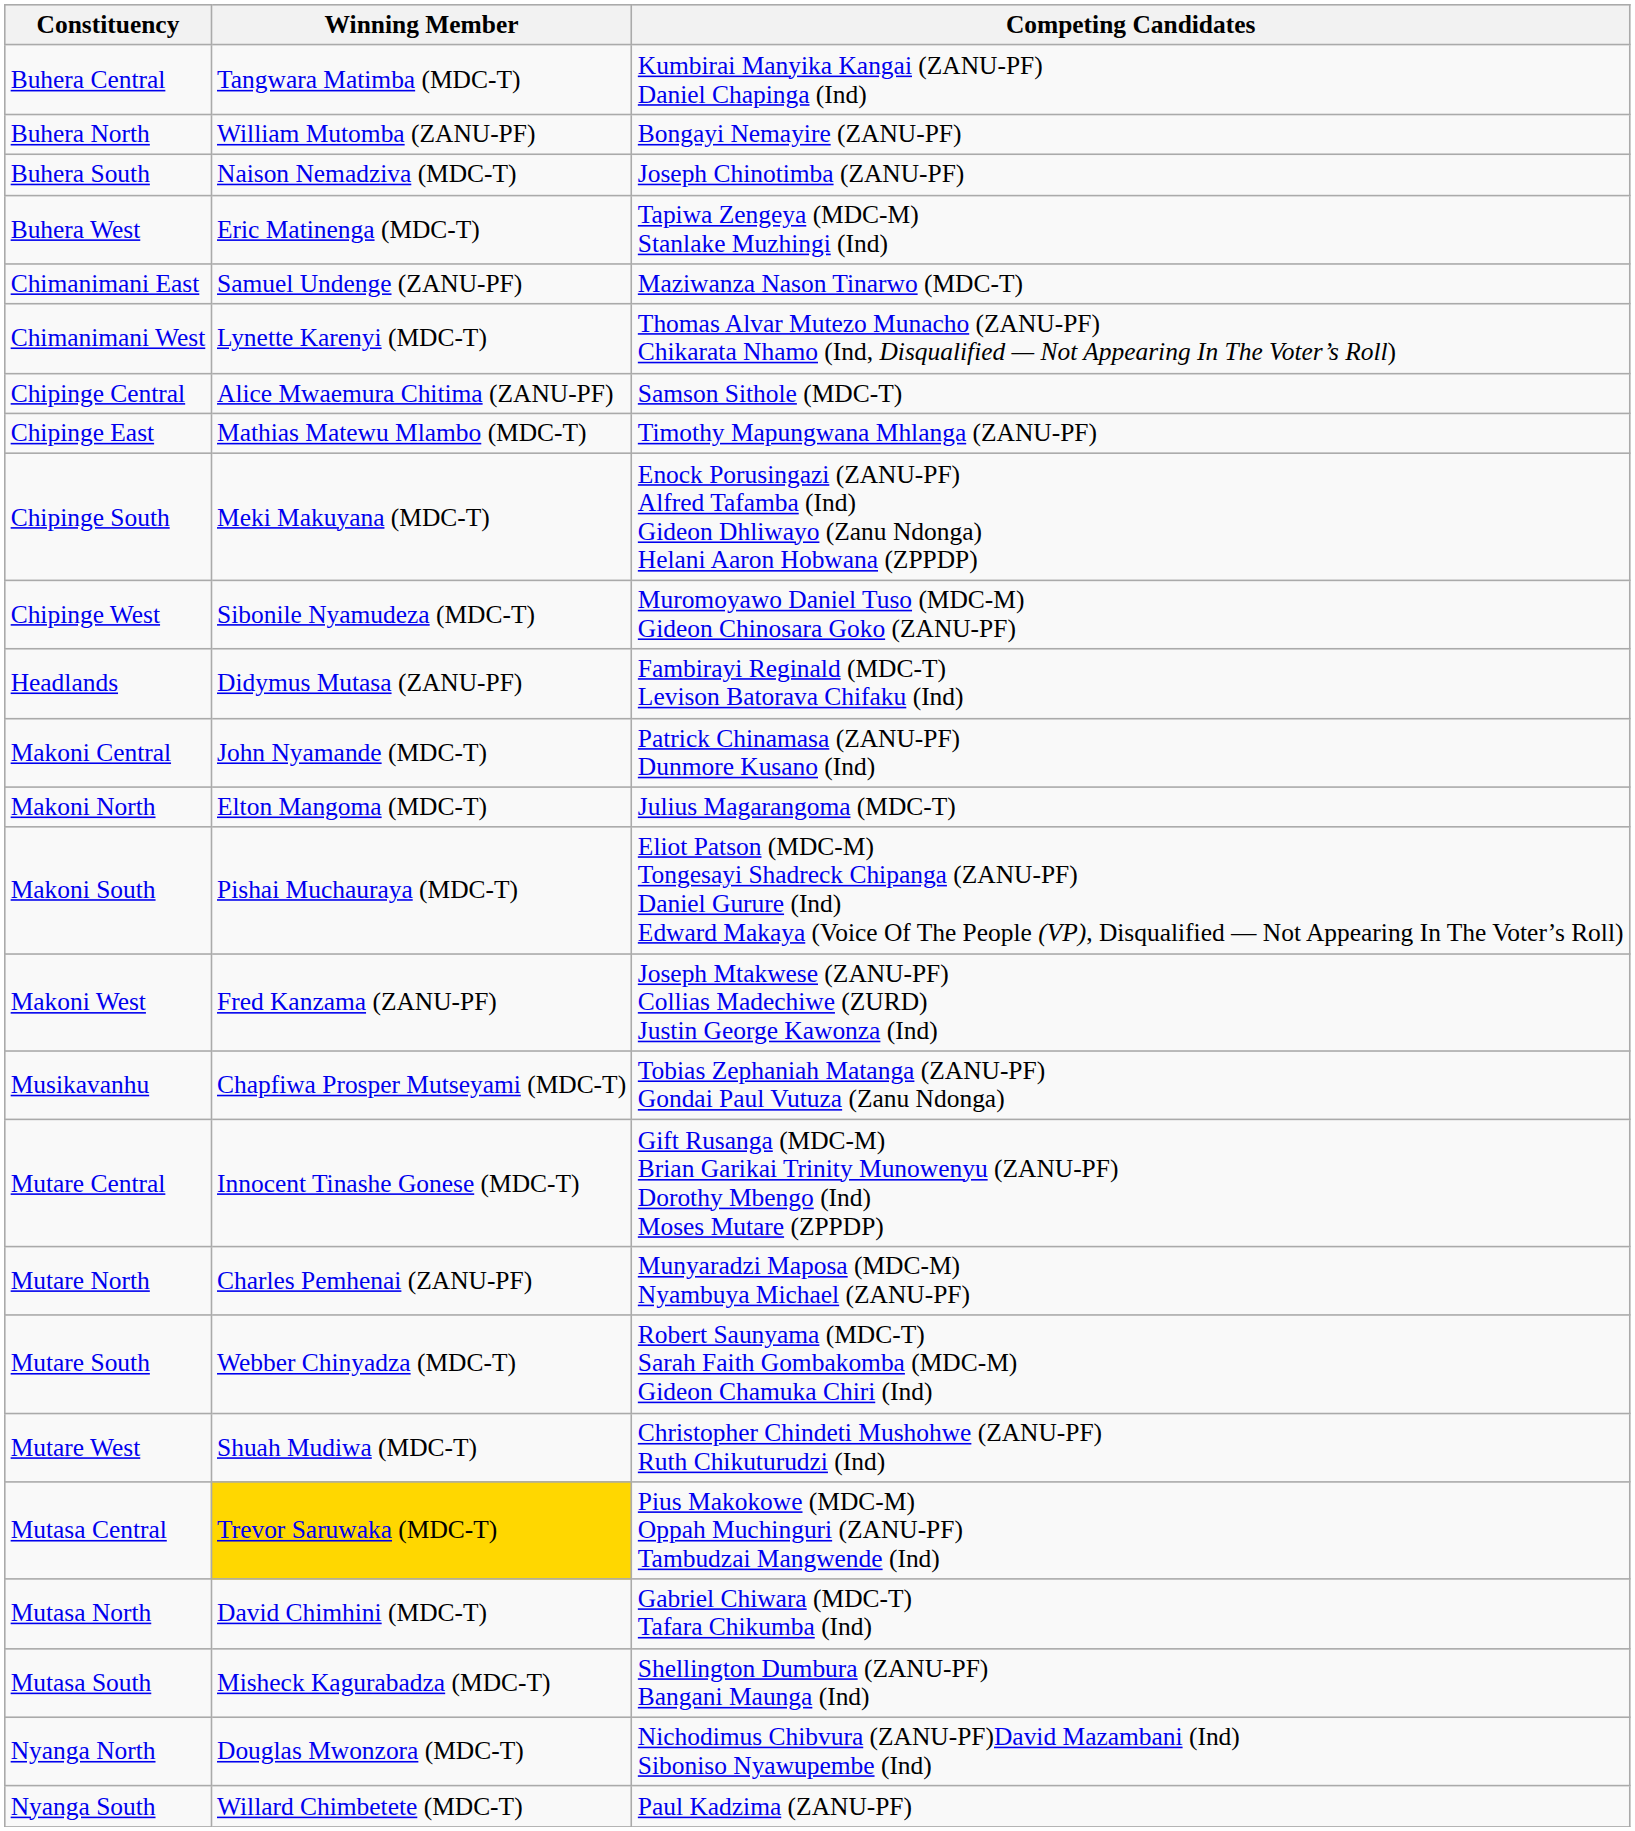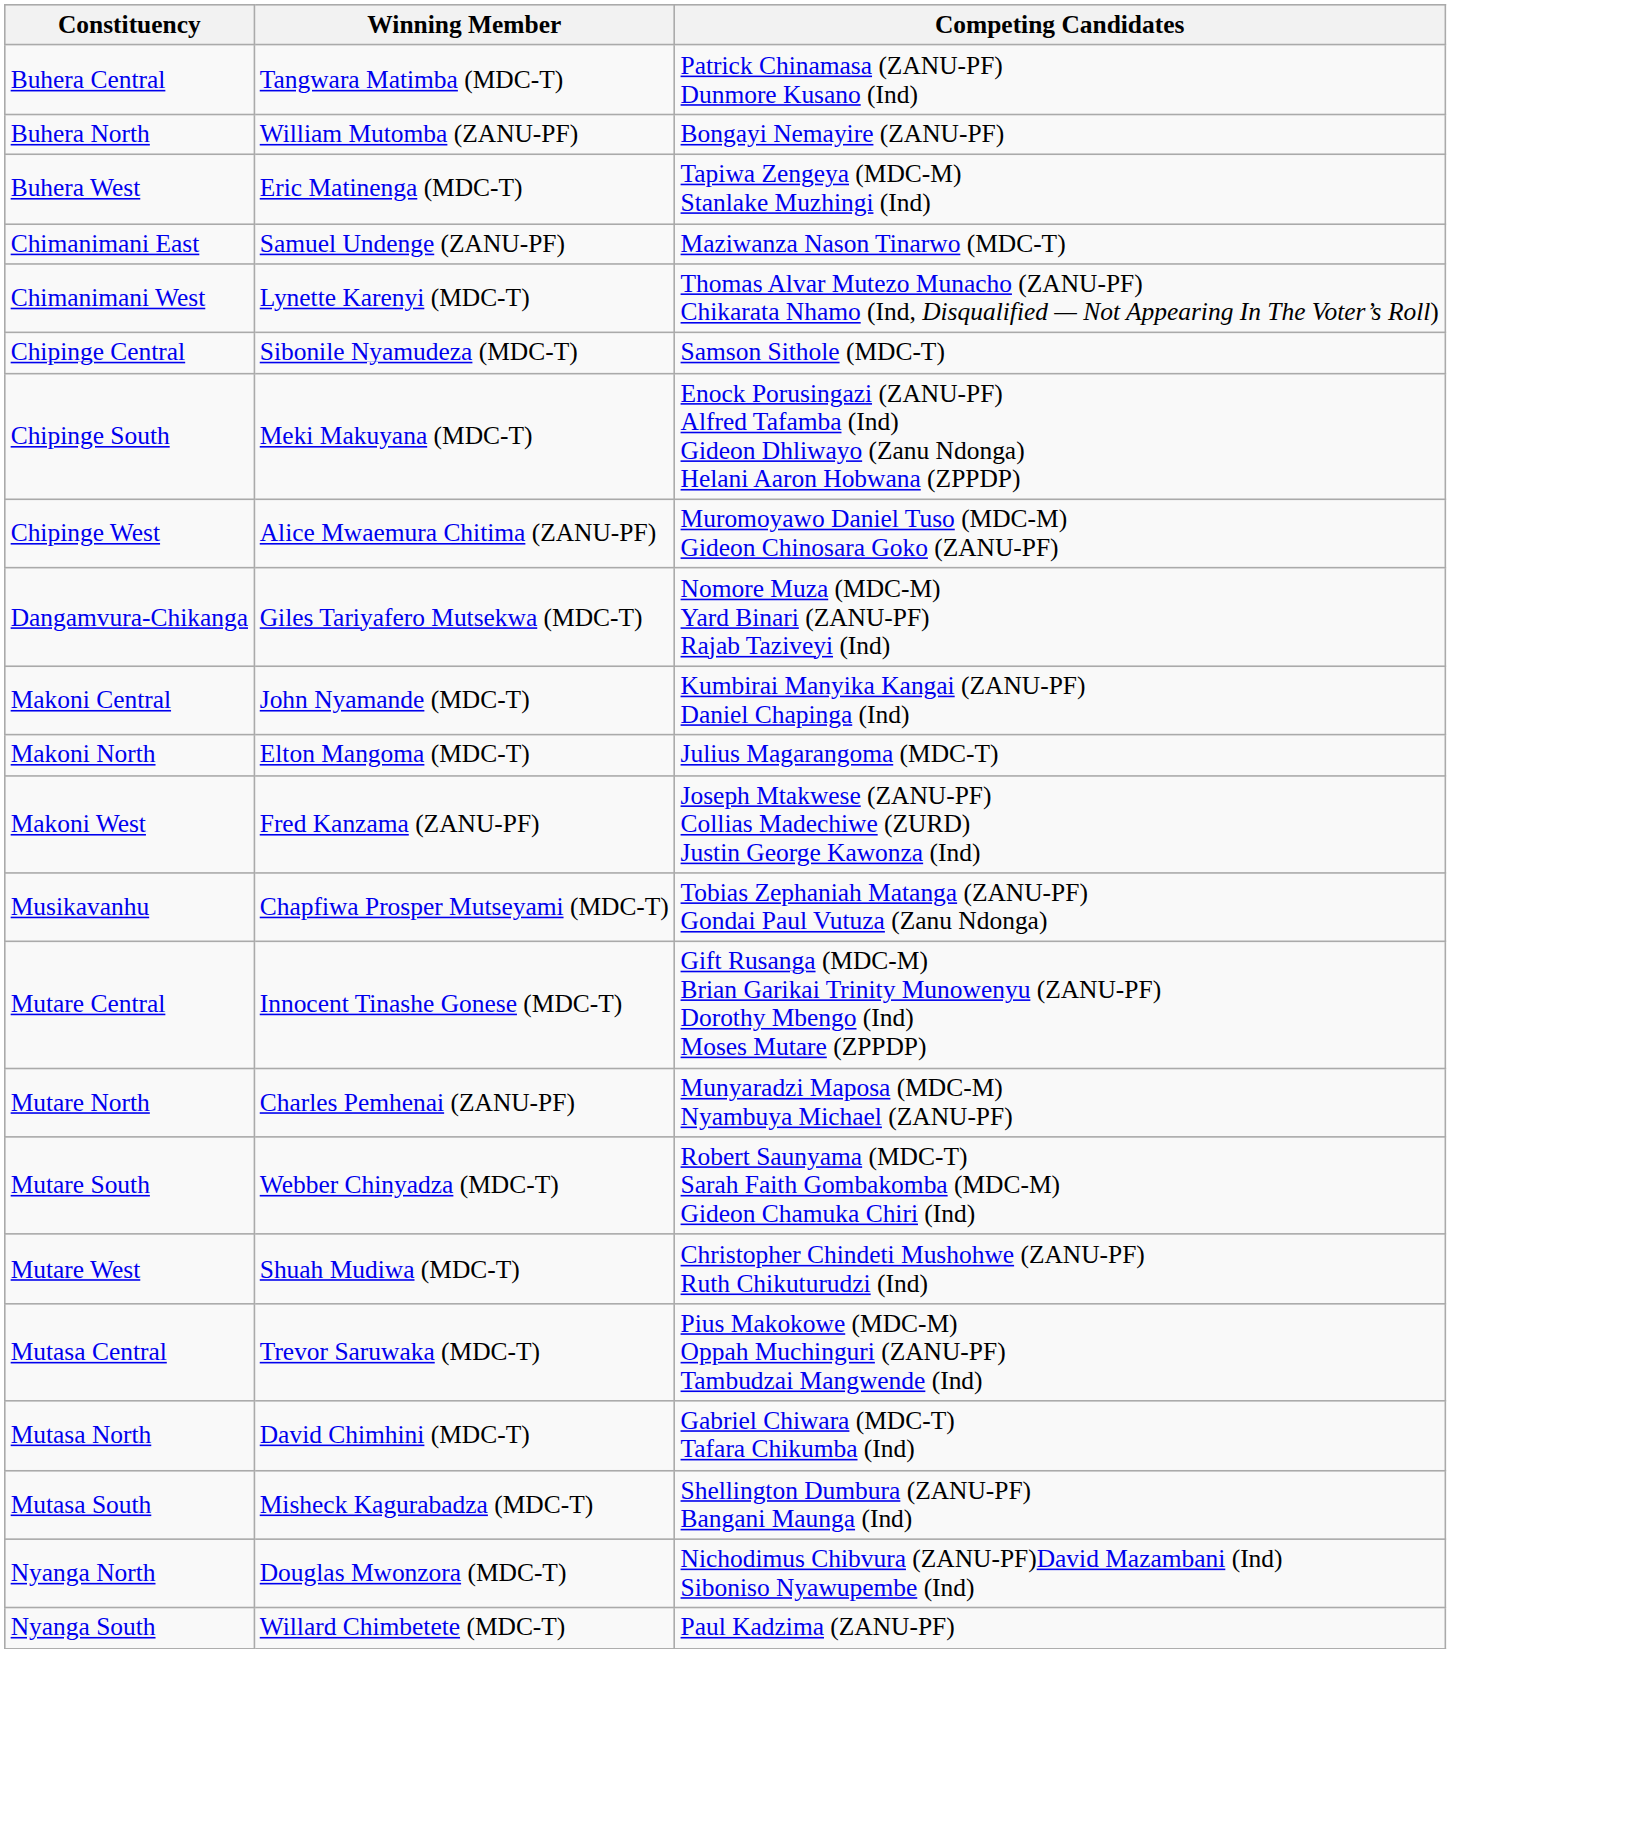(840, 79) Kumbirai Manyika Kangai (ZANU-PF) Daniel Chapinga (Ind) -> (842, 79) Patrick Chinamasa (ZANU-PF) Dunmore Kusano (Ind)
- row: (80, 174)
(415, 392) Alice Mwaemura Chitima (ZANU-PF) -> (419, 352) Sibonile Nyamudeza (MDC-T)
- row: (82, 433)
(376, 614) Sibonile Nyamudeza (MDC-T) -> (458, 533) Alice Mwaemura Chitima (ZANU-PF)
+ row: (129, 616)
- row: (64, 683)
(799, 752) Patrick Chinamasa (ZANU-PF) Dunmore Kusano (Ind) -> (883, 700) Kumbirai Manyika Kangai (ZANU-PF) Daniel Chapinga (Ind)
- row: (83, 890)
(357, 1530) gold background -> (400, 1351) no background
